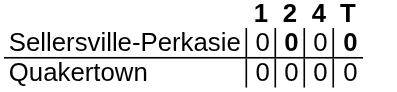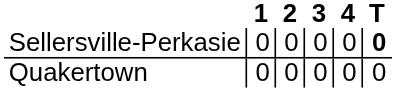+ column: (319, 13)
(292, 42) bold -> (292, 42) normal
